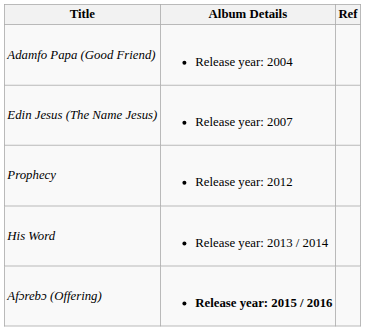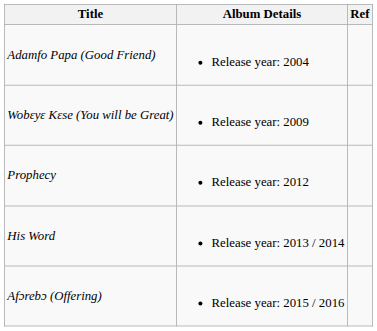- row: (82, 115)
+ row: (90, 115)
(248, 303) bold -> (262, 303) normal
